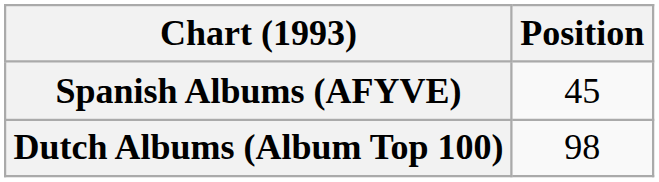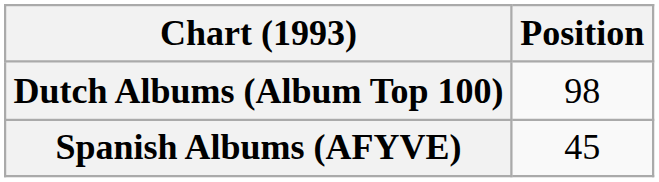rows swapped: (258, 147) <-> (258, 90)
